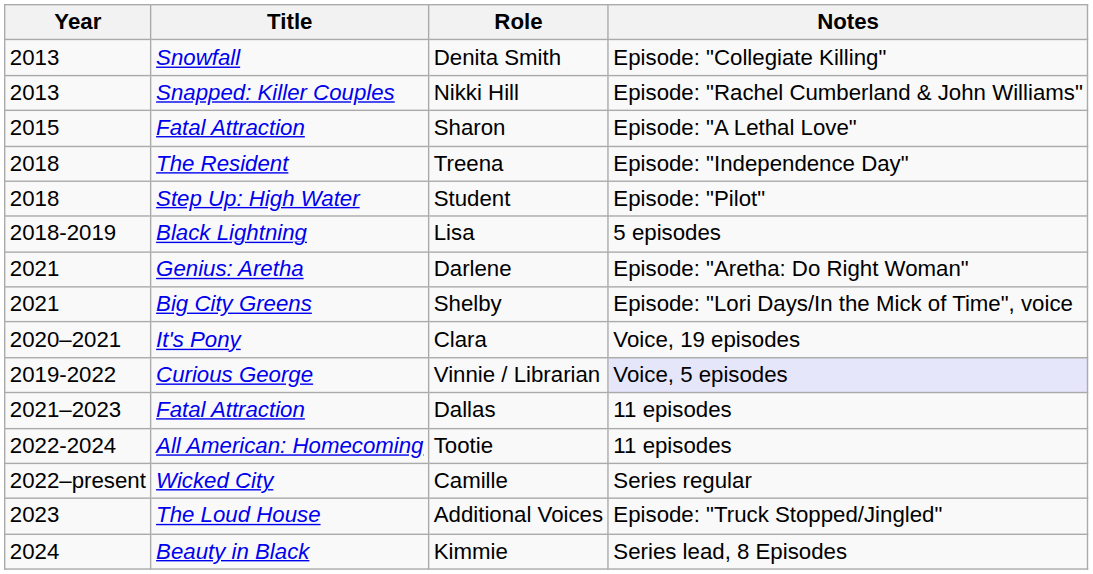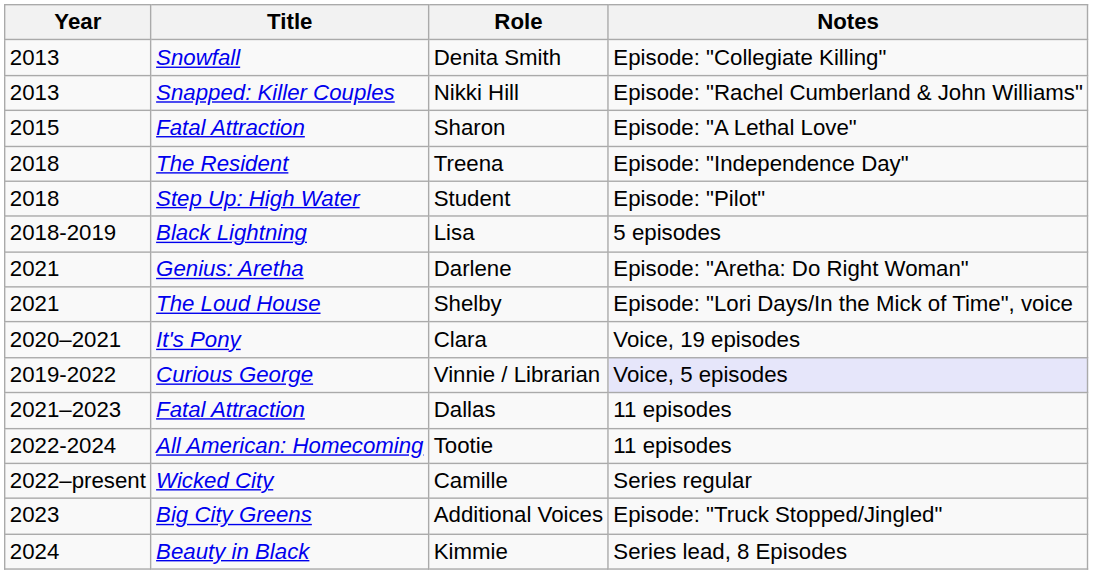(234, 304) Big City Greens -> (238, 304) The Loud House
(238, 515) The Loud House -> (234, 515) Big City Greens
